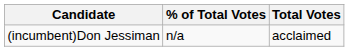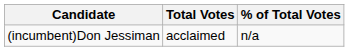columns swapped: (306, 14) <-> (216, 14)
